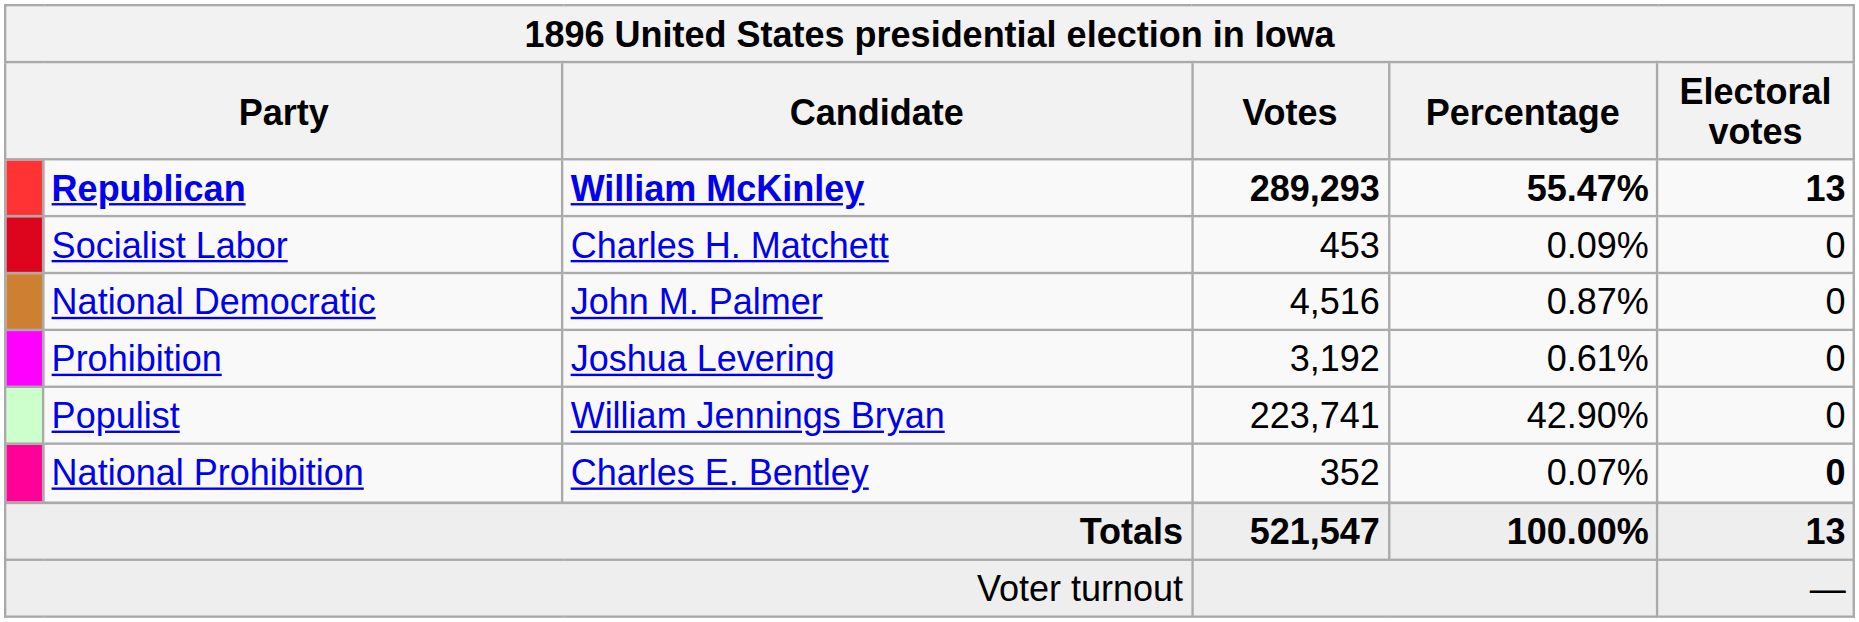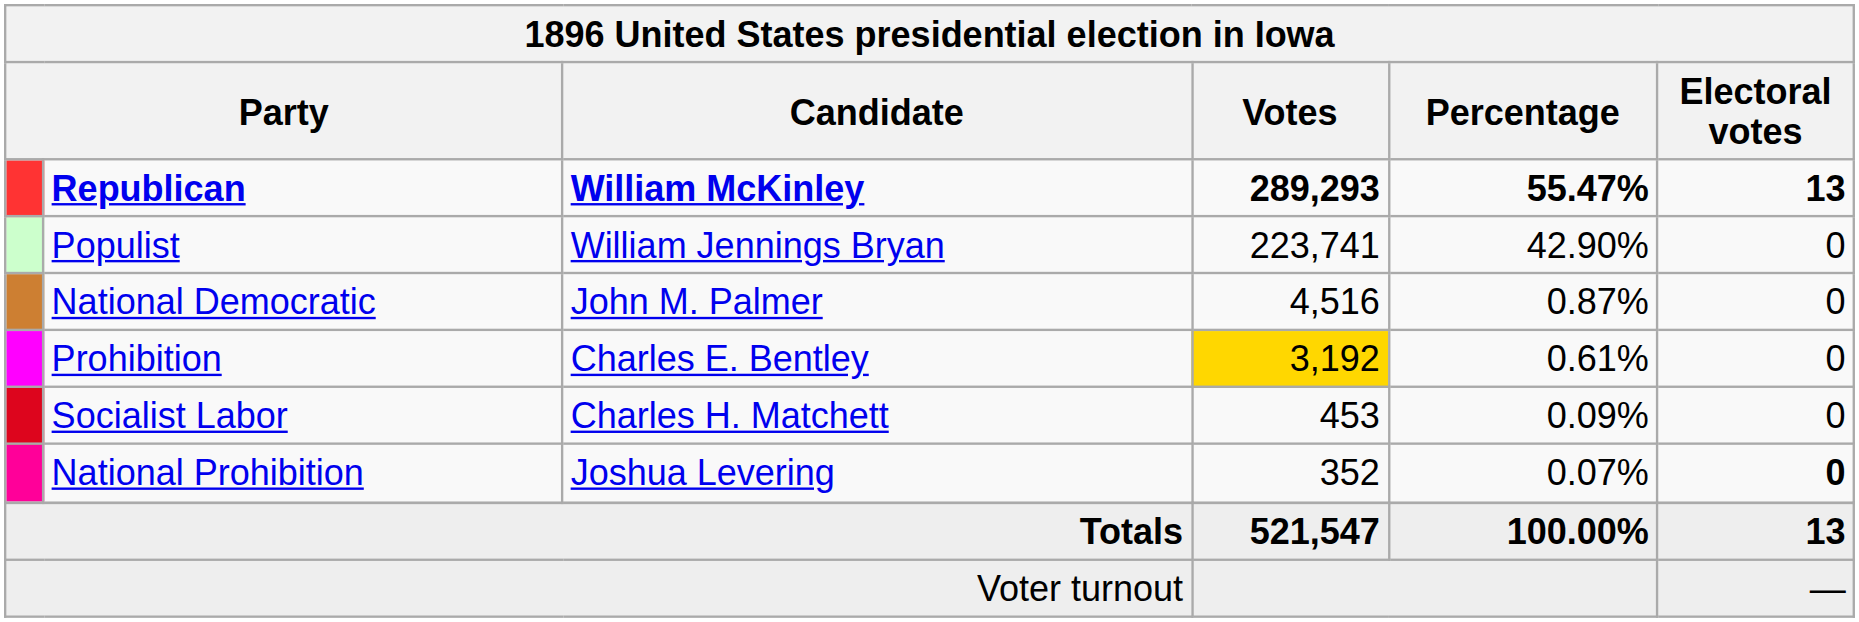rows swapped: (116, 416) <-> (170, 245)
(703, 359) Joshua Levering -> (720, 359) Charles E. Bentley
(1335, 359) no background -> (1335, 359) gold background
(720, 473) Charles E. Bentley -> (703, 473) Joshua Levering
